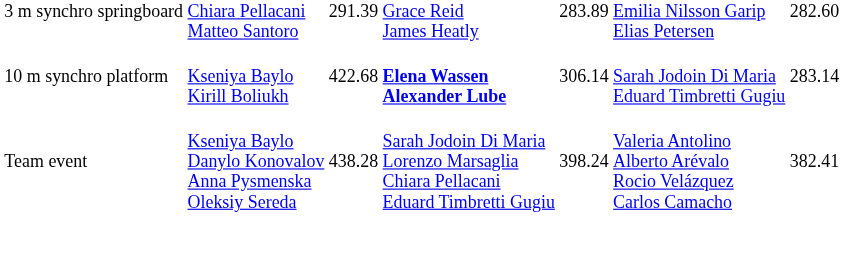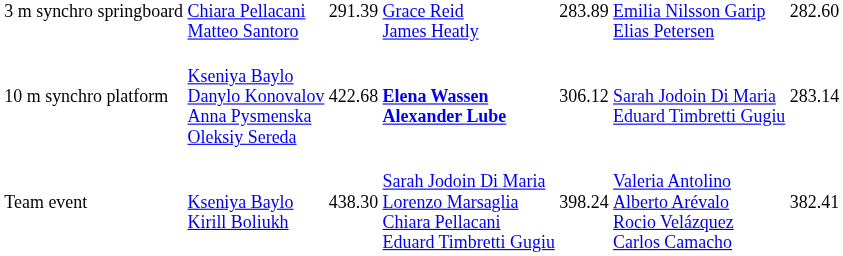(241, 86) Kseniya Baylo Kirill Boliukh -> (256, 106) Kseniya Baylo Danylo Konovalov Anna Pysmenska Oleksiy Sereda
(584, 76) 306.14 -> (584, 96) 306.12
(256, 171) Kseniya Baylo Danylo Konovalov Anna Pysmenska Oleksiy Sereda -> (241, 212) Kseniya Baylo Kirill Boliukh
(354, 161) 438.28 -> (354, 201) 438.30
